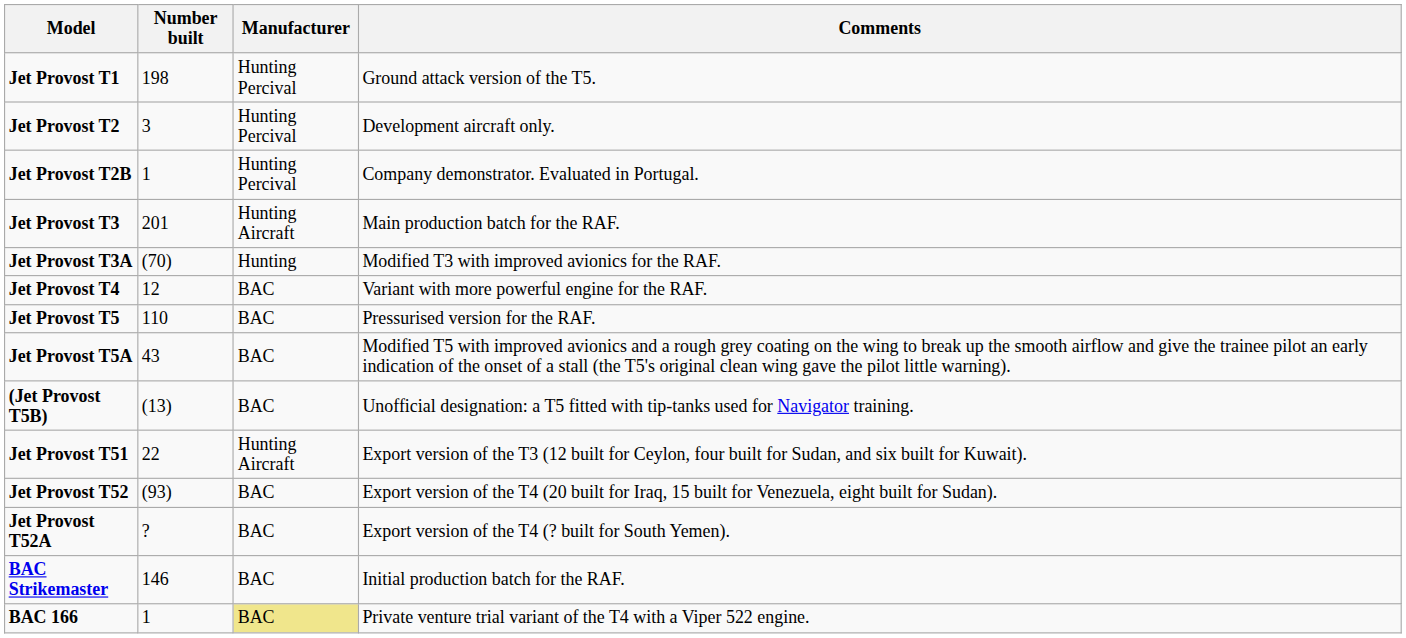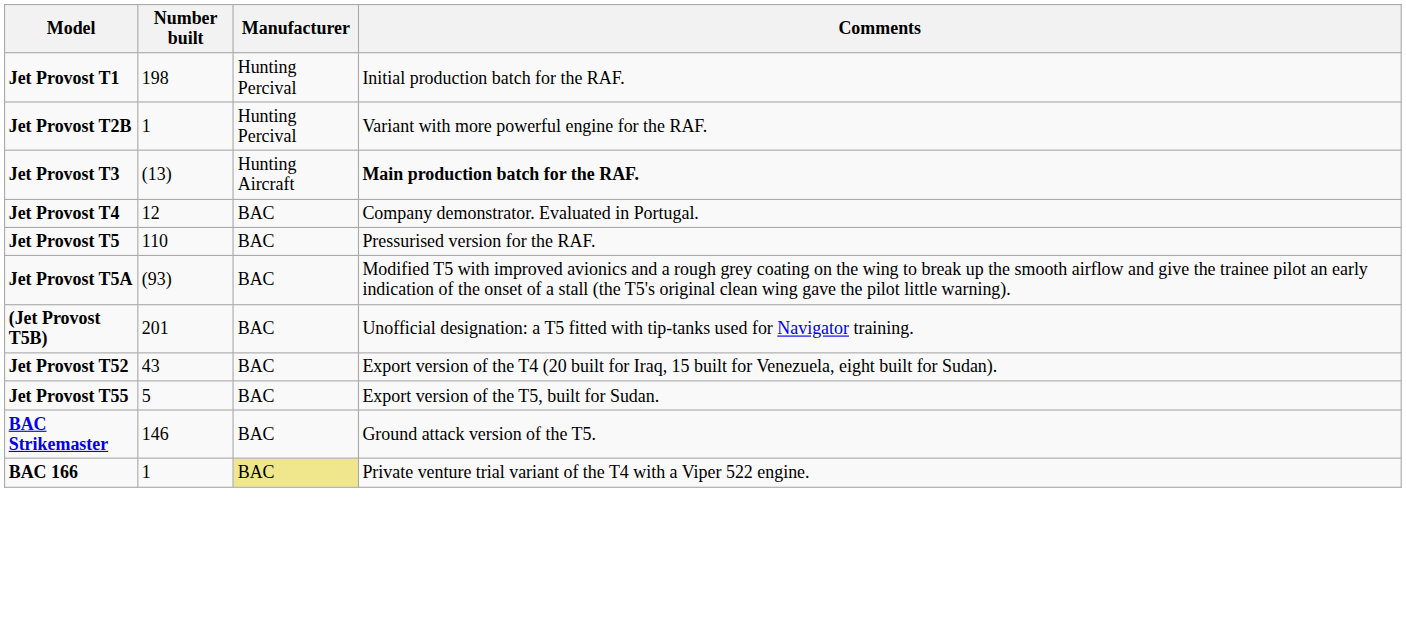(479, 77) Ground attack version of the T5. -> (494, 77) Initial production batch for the RAF.
- row: (64, 125)
(531, 174) Company demonstrator. Evaluated in Portugal. -> (535, 125) Variant with more powerful engine for the RAF.
(155, 223) 201 -> (157, 174) (13)
(491, 223) normal -> (501, 174) bold
- row: (71, 261)
(535, 290) Variant with more powerful engine for the RAF. -> (531, 213) Company demonstrator. Evaluated in Portugal.
(151, 356) 43 -> (157, 279) (93)
(157, 405) (13) -> (155, 328) 201
- row: (69, 454)
(157, 492) (93) -> (151, 367) 43
- row: (52, 531)
+ row: (69, 395)
(494, 579) Initial production batch for the RAF. -> (479, 433) Ground attack version of the T5.
